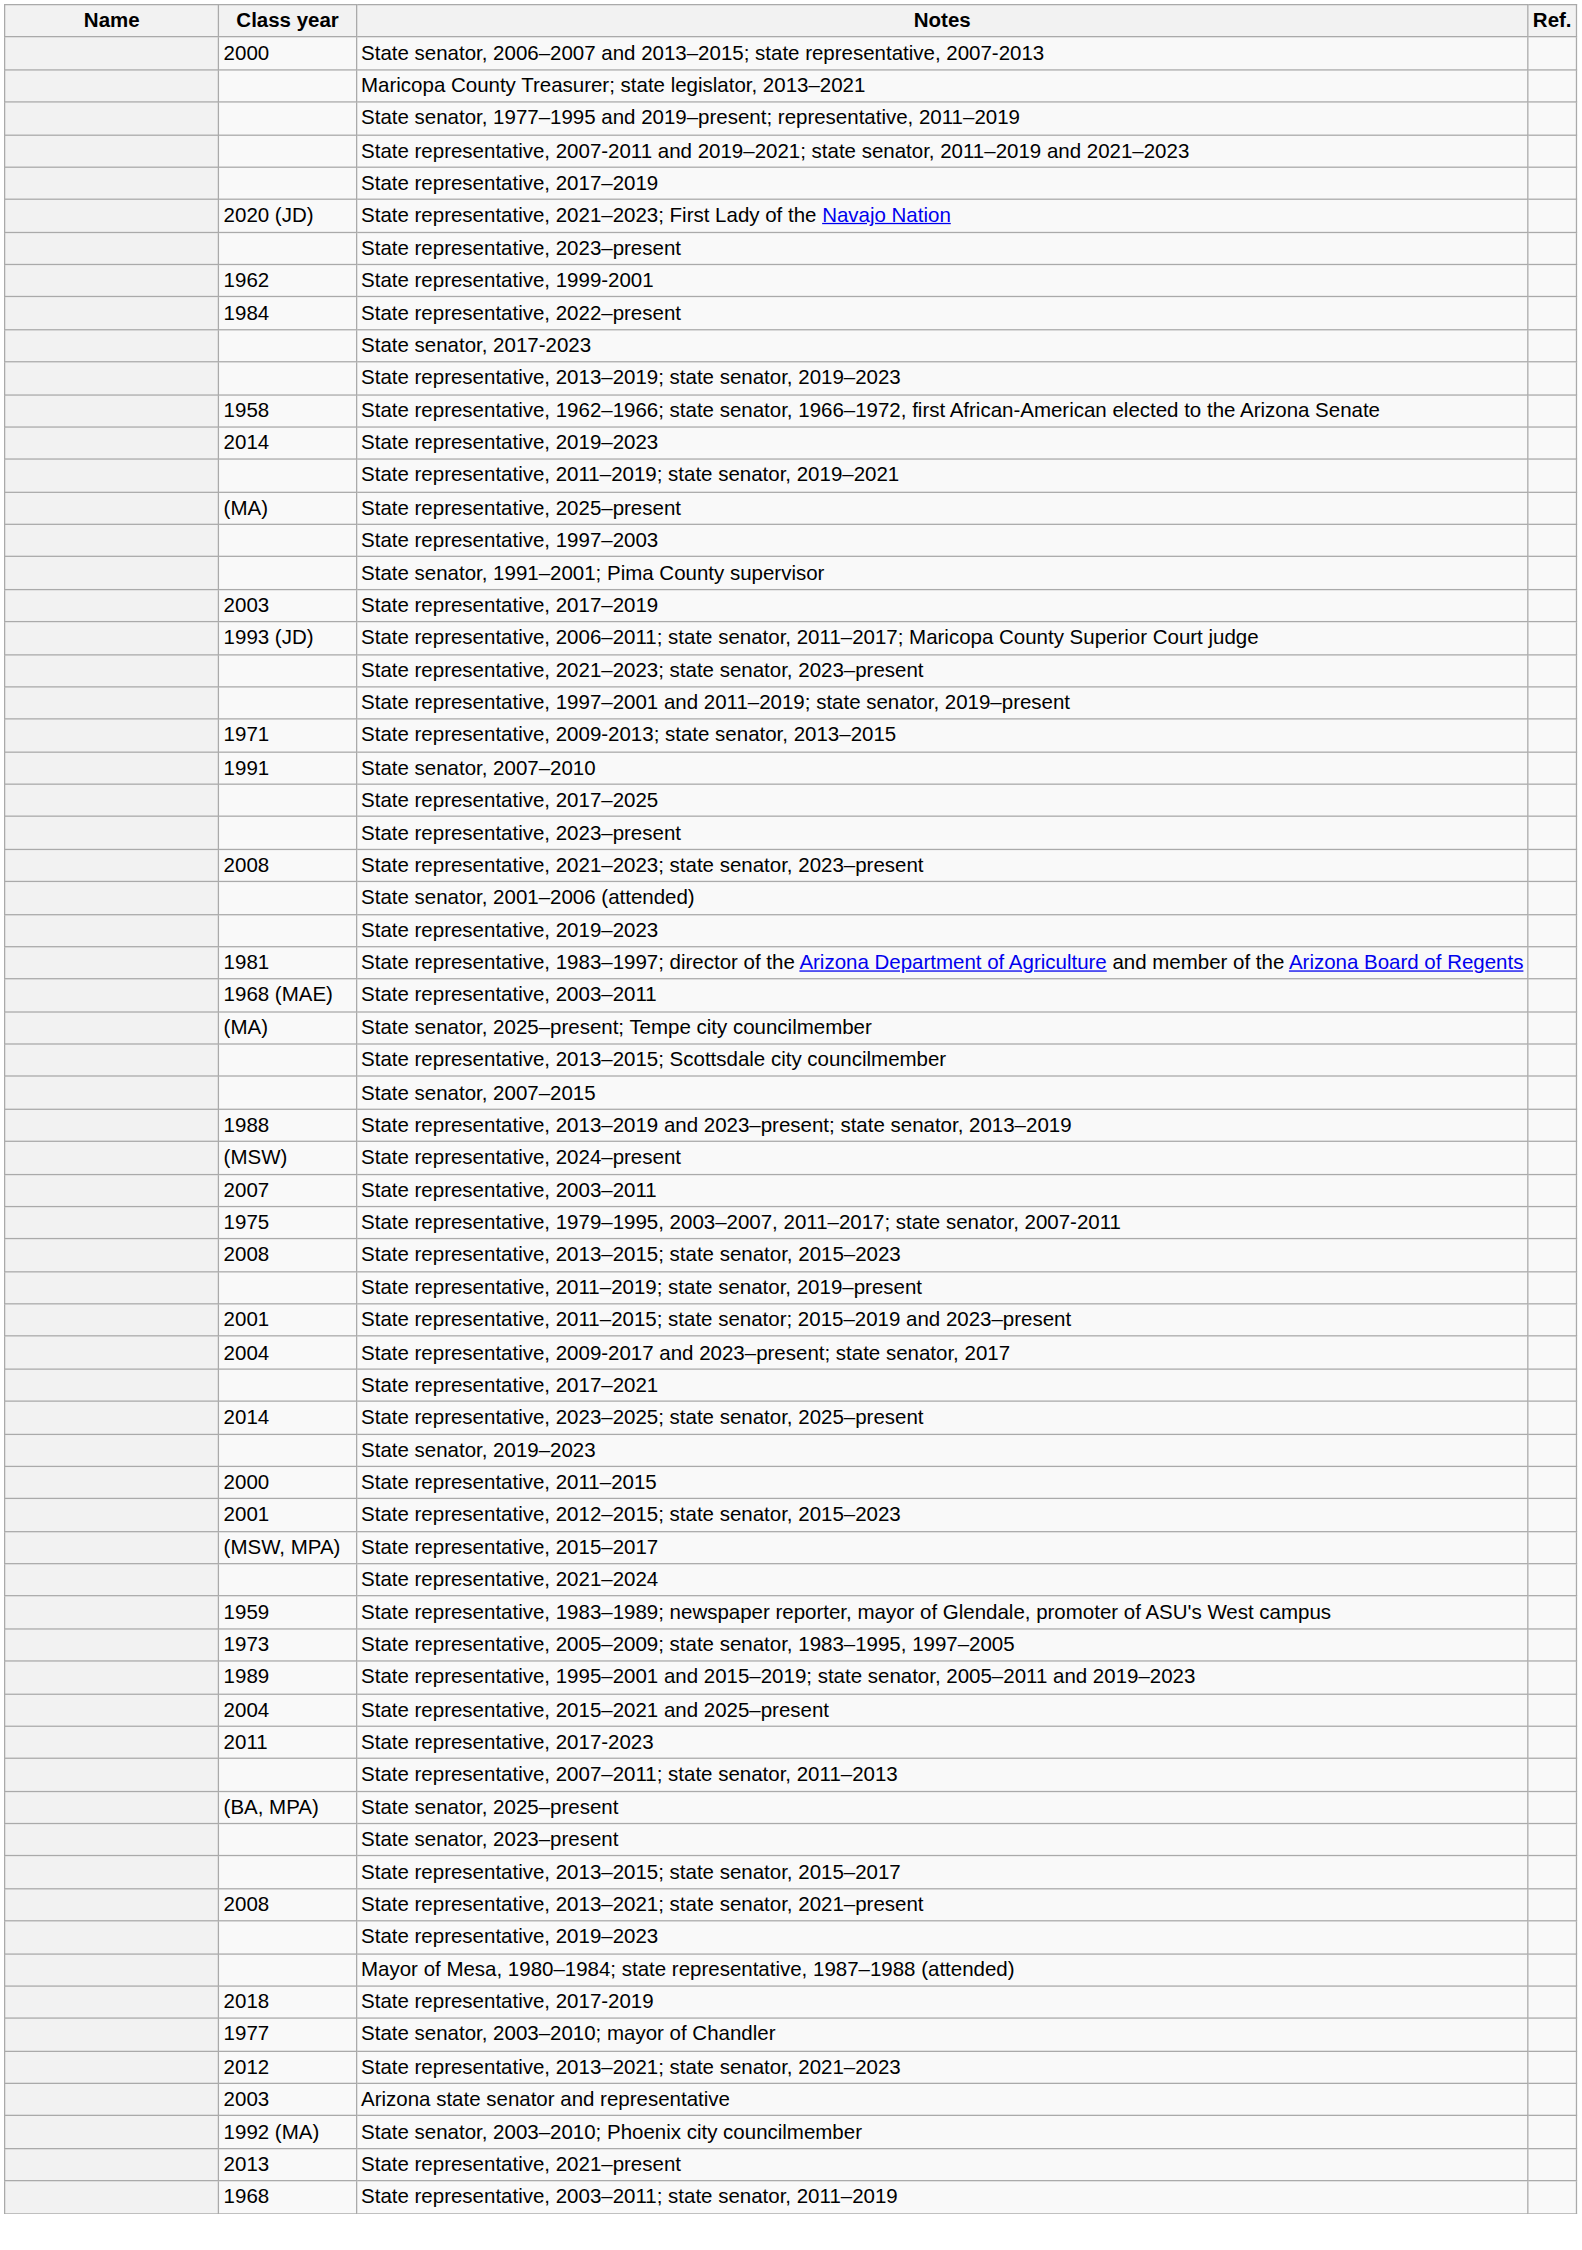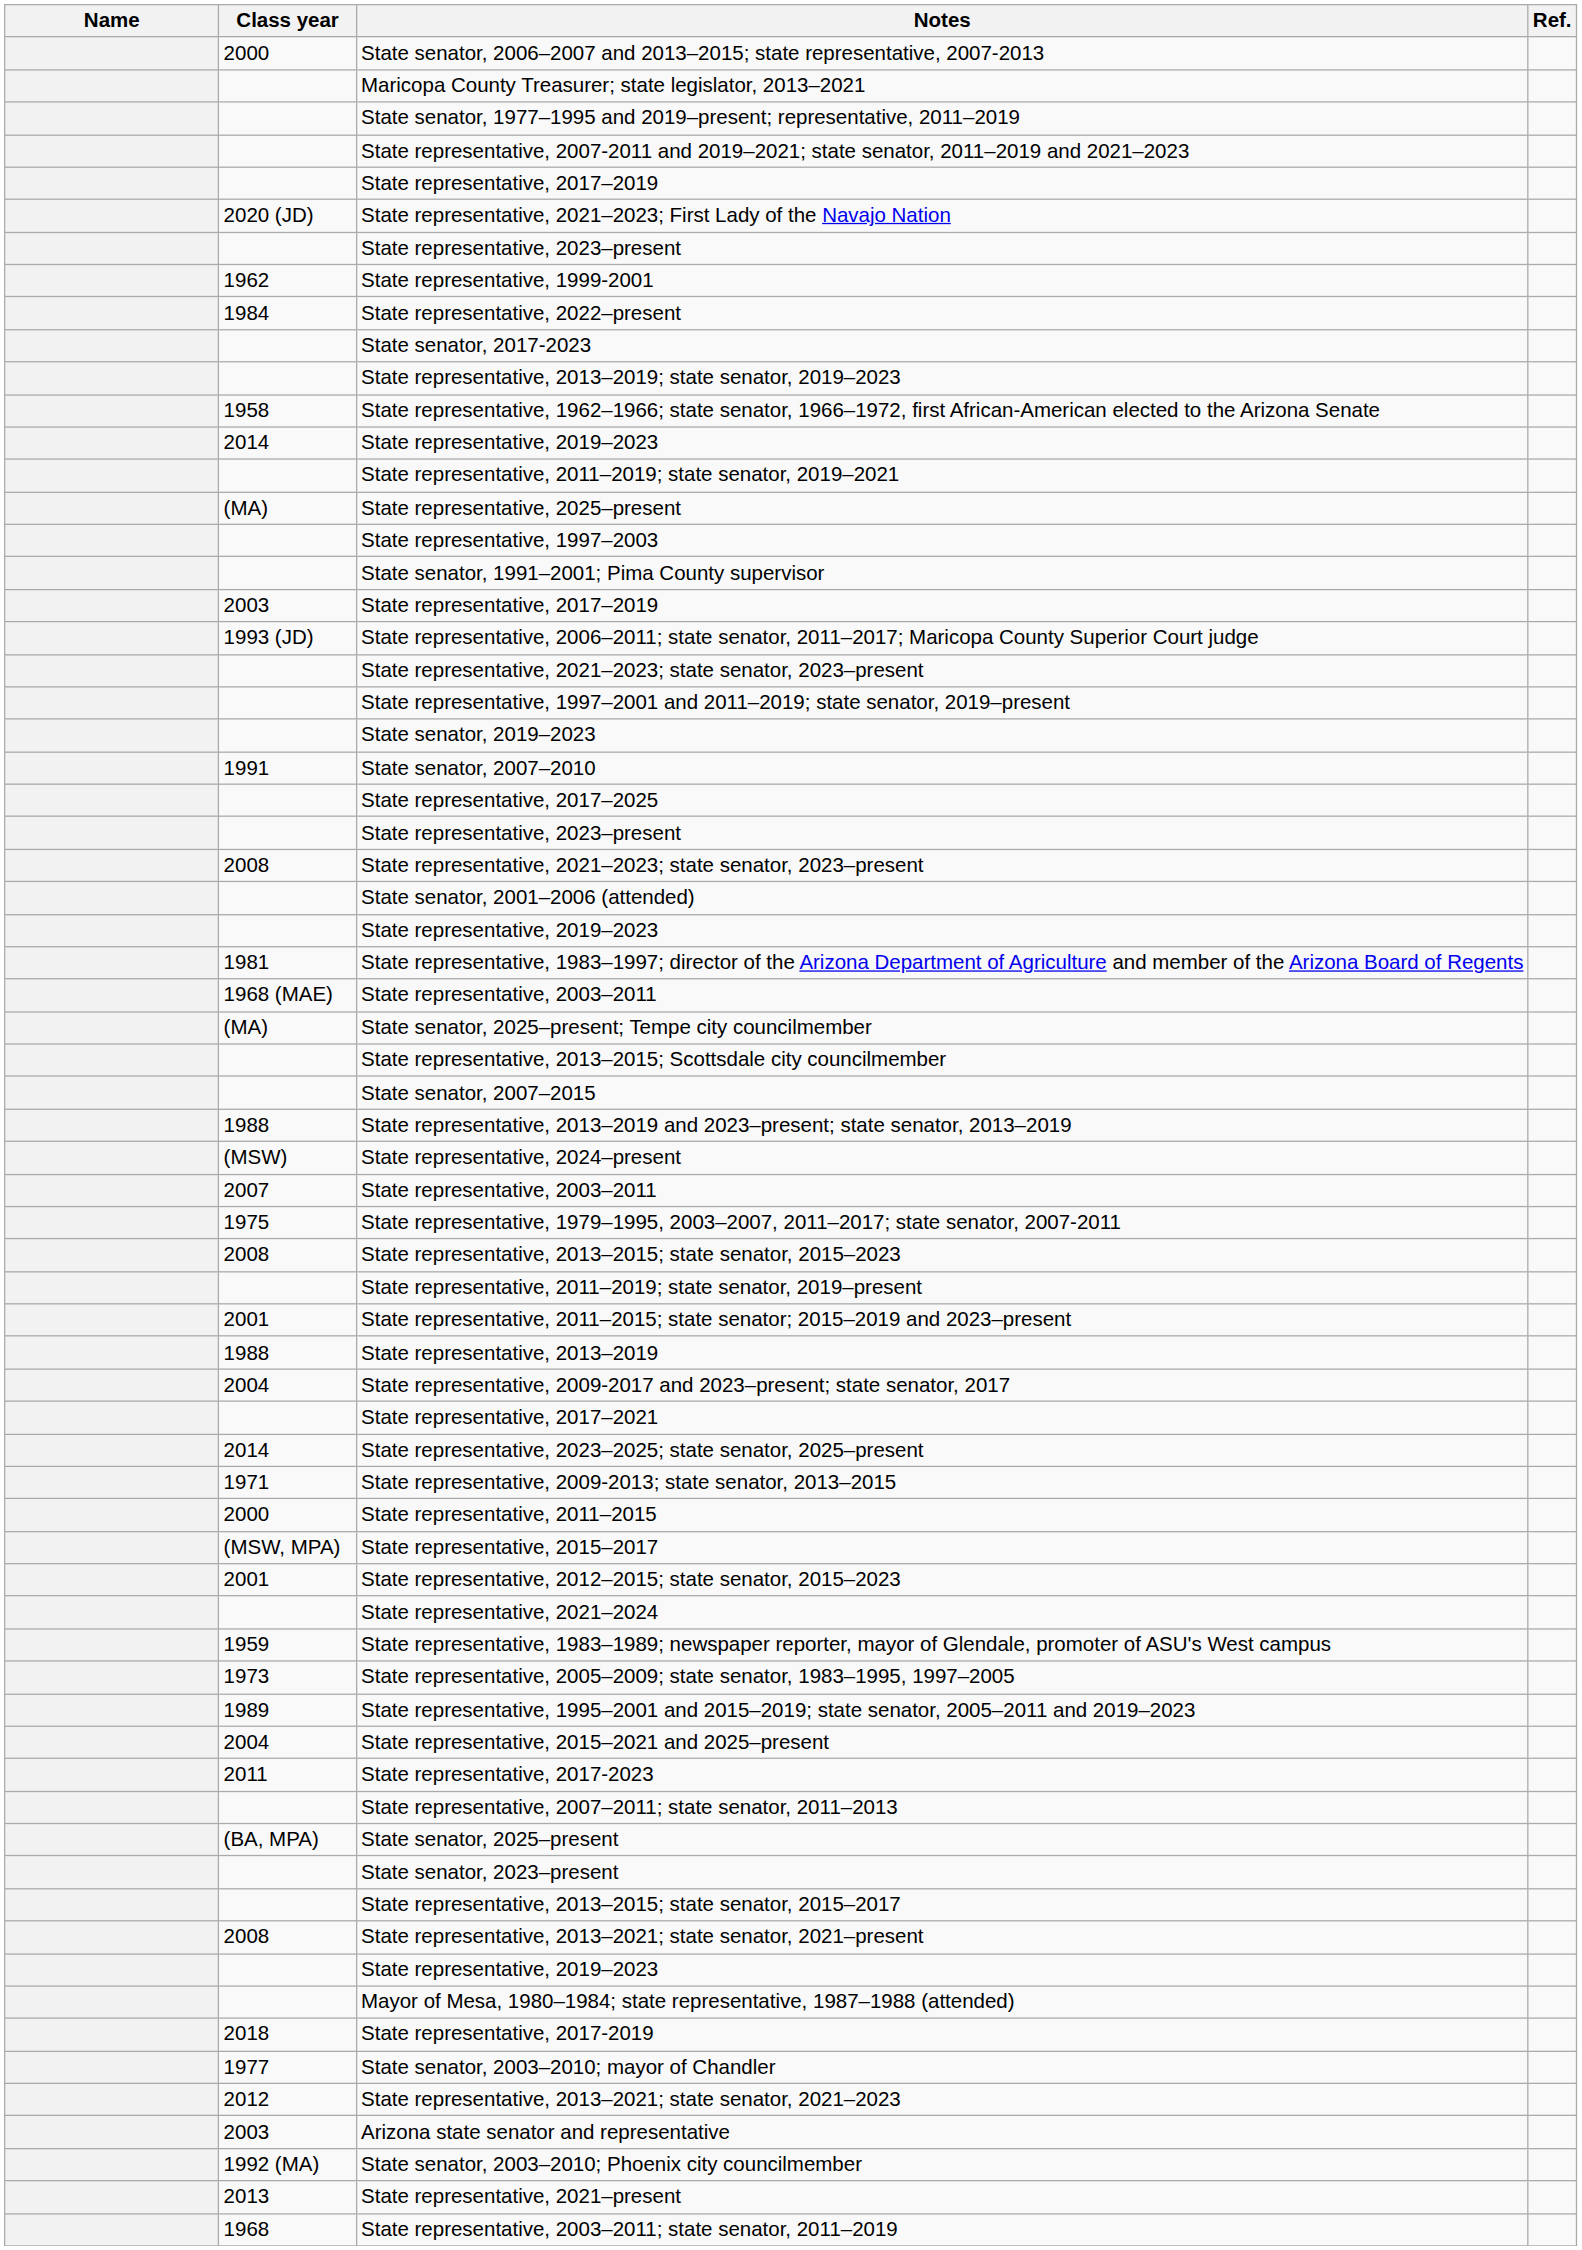rows swapped: (246, 735) <-> (288, 1450)
+ row: (246, 1352)
rows swapped: (282, 1547) <-> (246, 1514)
